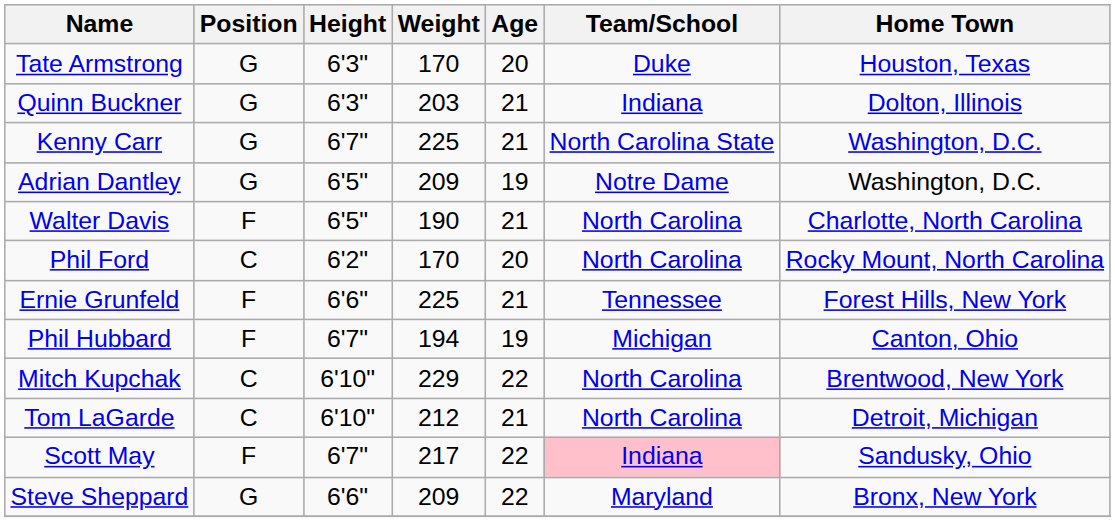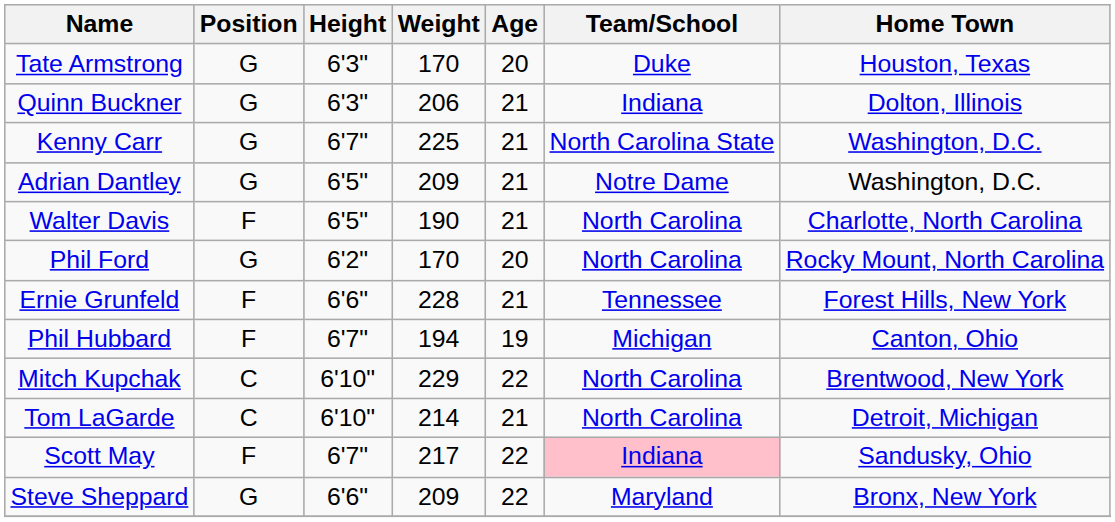(439, 102) 203 -> (439, 102) 206
(515, 181) 19 -> (515, 181) 21
(249, 260) C -> (249, 260) G
(439, 299) 225 -> (439, 299) 228
(439, 417) 212 -> (439, 417) 214
